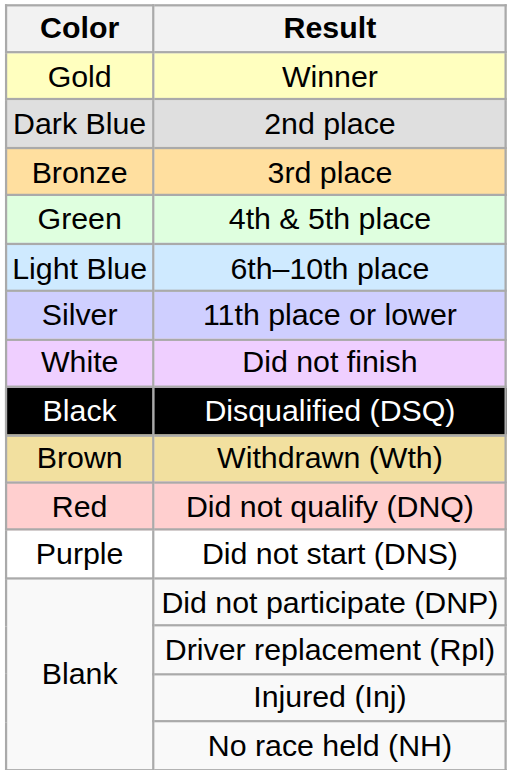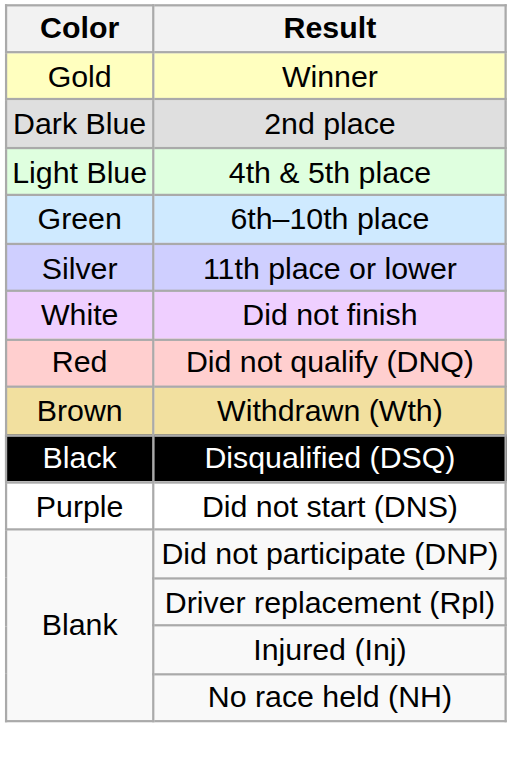- row: (330, 172)
(80, 220) Green -> (80, 172) Light Blue
(80, 267) Light Blue -> (80, 220) Green
rows swapped: (330, 506) <-> (330, 411)
